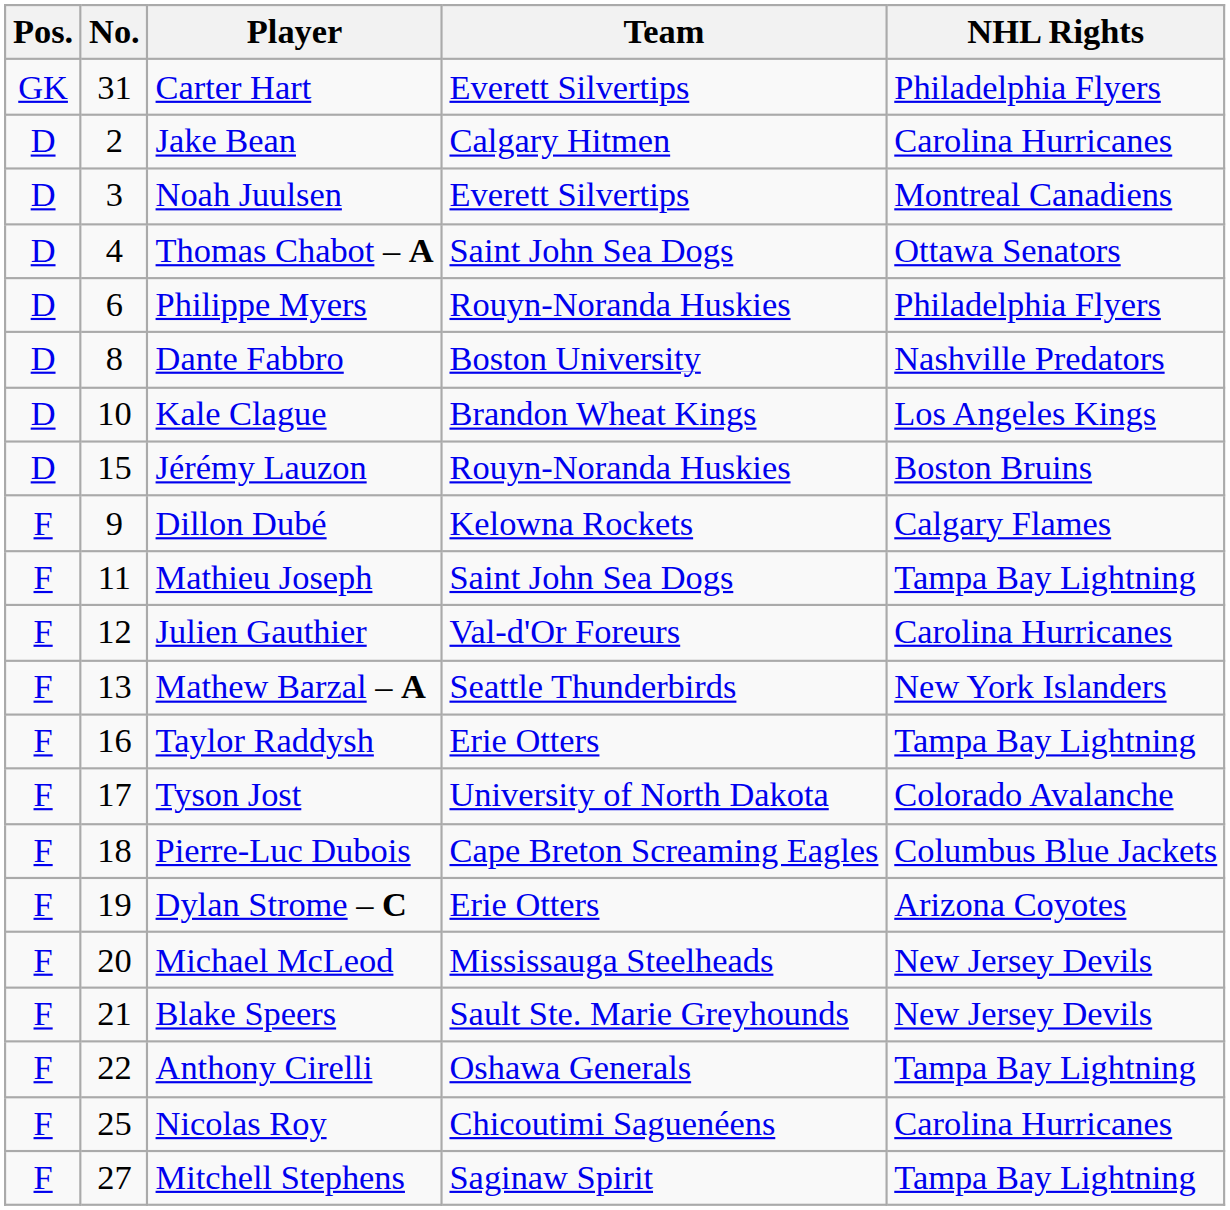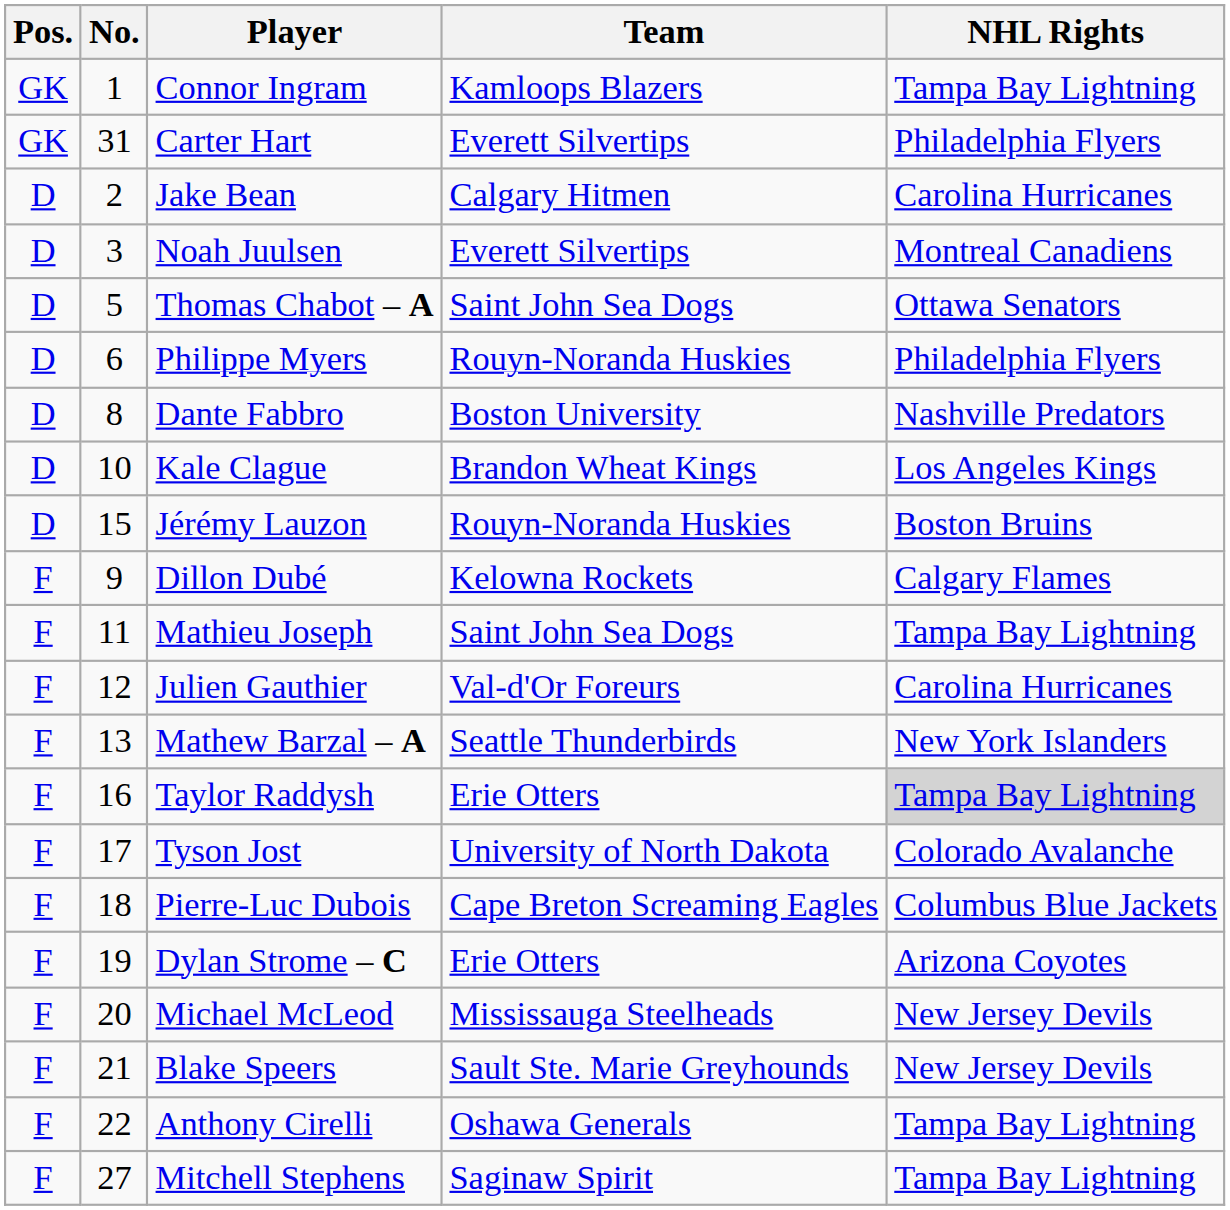+ row: (261, 86)
(114, 250) 4 -> (114, 304) 5
(1045, 741) no background -> (1045, 795) lightgrey background
- row: (241, 1122)
